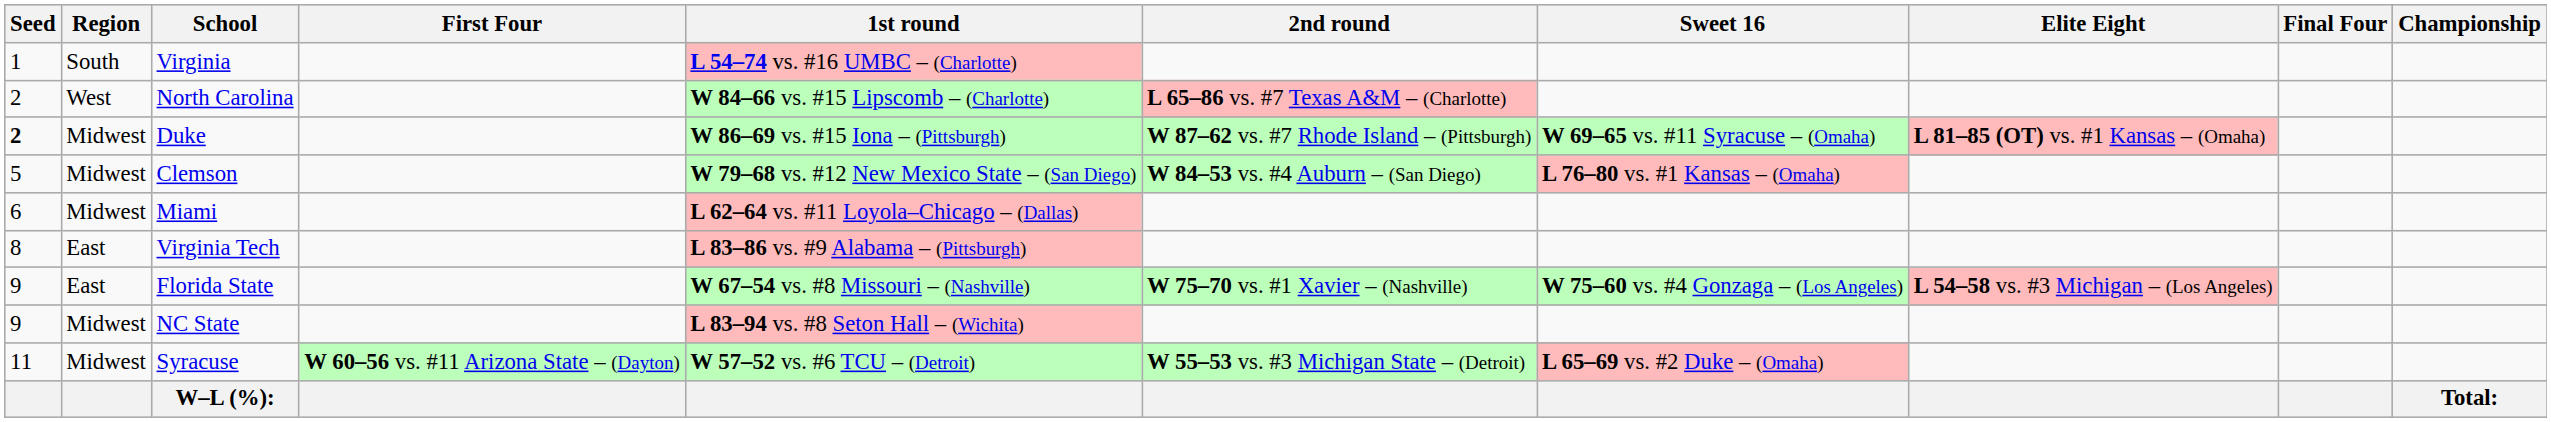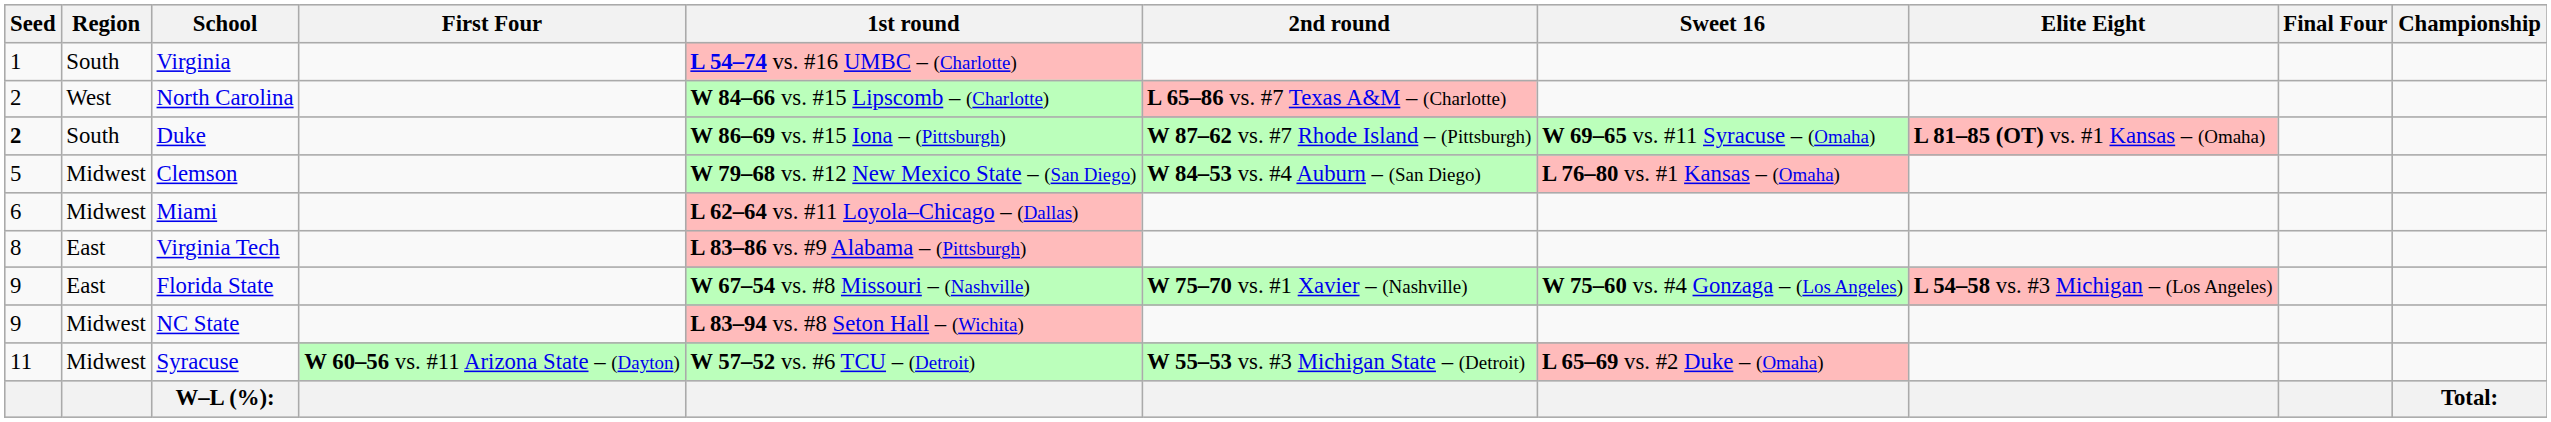(106, 136) Midwest -> (93, 136) South
